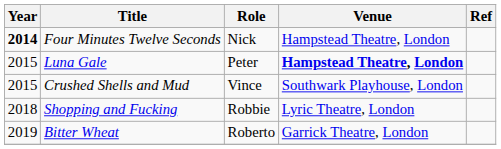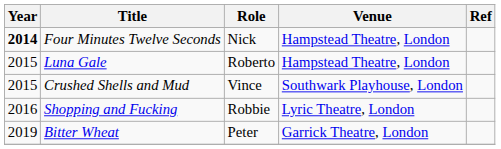(243, 62) Peter -> (251, 62) Roberto
(373, 62) bold -> (366, 62) normal
(23, 109) 2018 -> (23, 109) 2016
(251, 132) Roberto -> (243, 132) Peter
